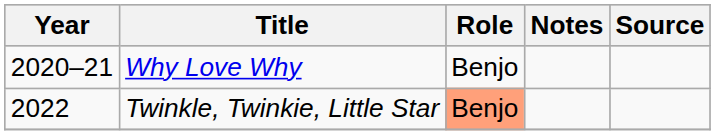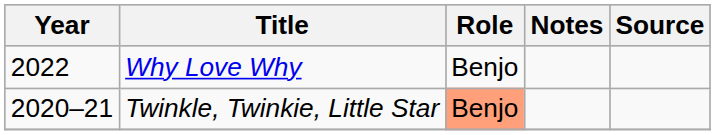(62, 66) 2020–21 -> (40, 66) 2022
(40, 108) 2022 -> (62, 108) 2020–21
